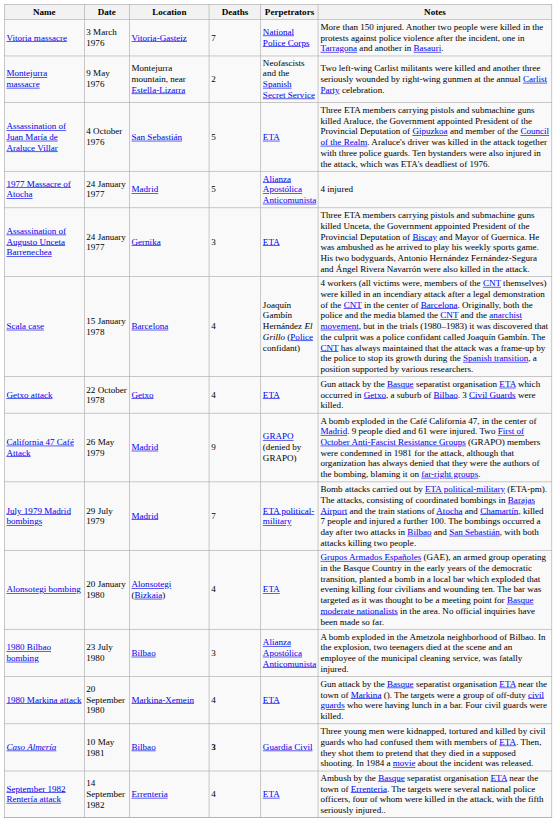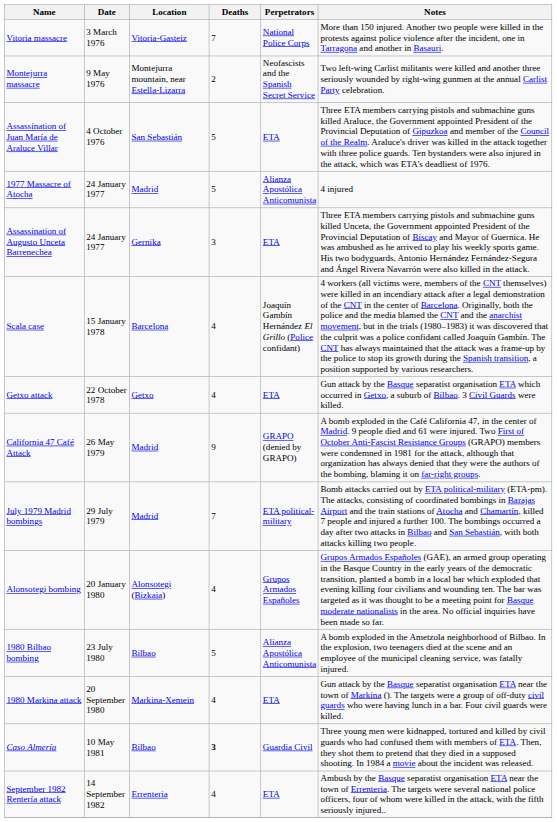(271, 590) ETA -> (281, 590) Grupos Armados Españoles
(214, 653) 3 -> (214, 653) 5
